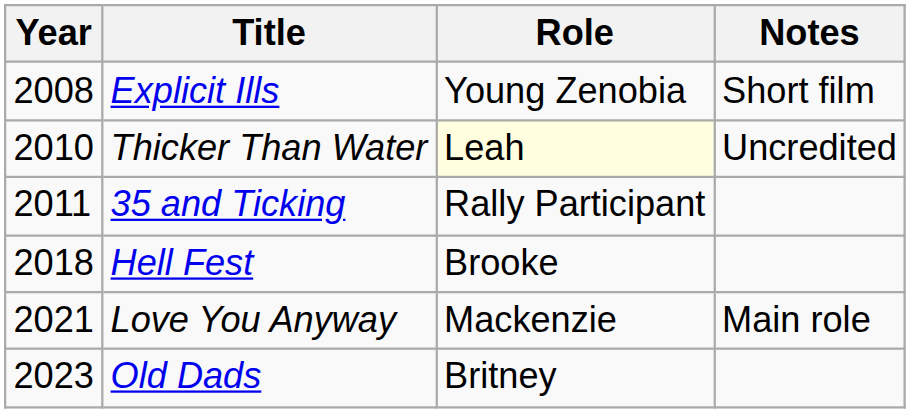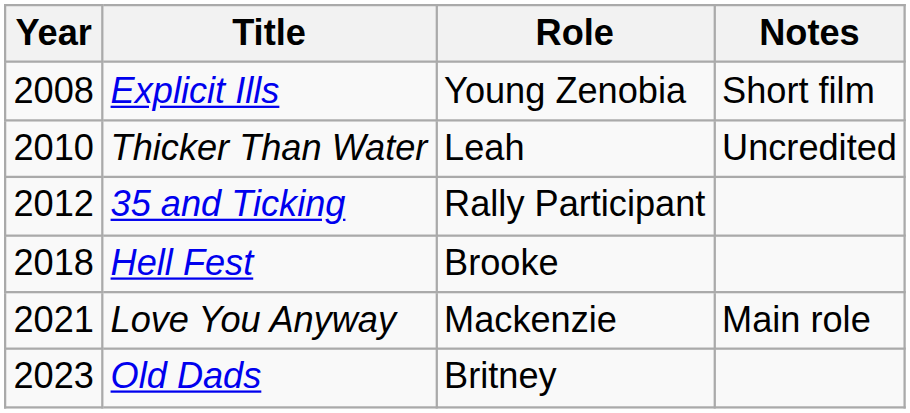(484, 147) lightyellow background -> (484, 147) no background
(52, 205) 2011 -> (54, 205) 2012
